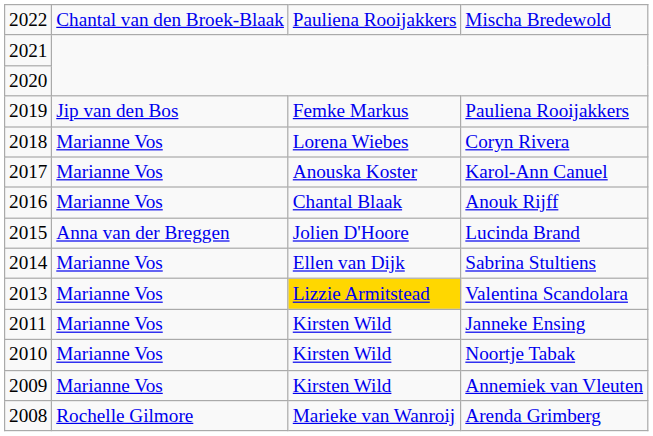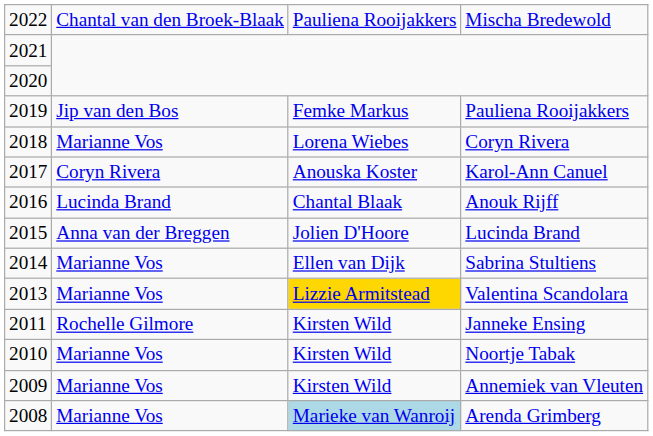(110, 171) Marianne Vos -> (108, 171) Coryn Rivera
(110, 202) Marianne Vos -> (114, 202) Lucinda Brand
(110, 324) Marianne Vos -> (125, 324) Rochelle Gilmore
(125, 415) Rochelle Gilmore -> (110, 415) Marianne Vos
(374, 415) no background -> (374, 415) lightblue background
